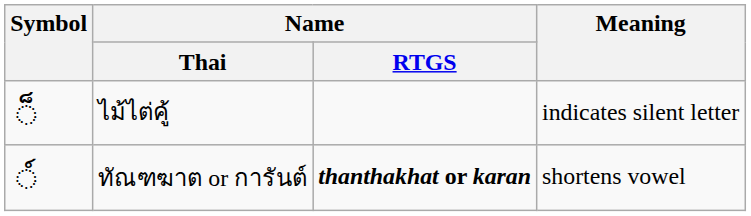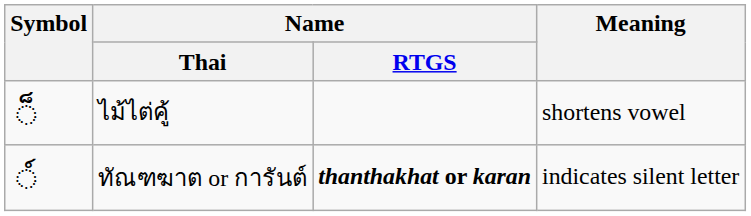(641, 112) indicates silent letter -> (614, 112) shortens vowel
(614, 177) shortens vowel -> (641, 177) indicates silent letter
